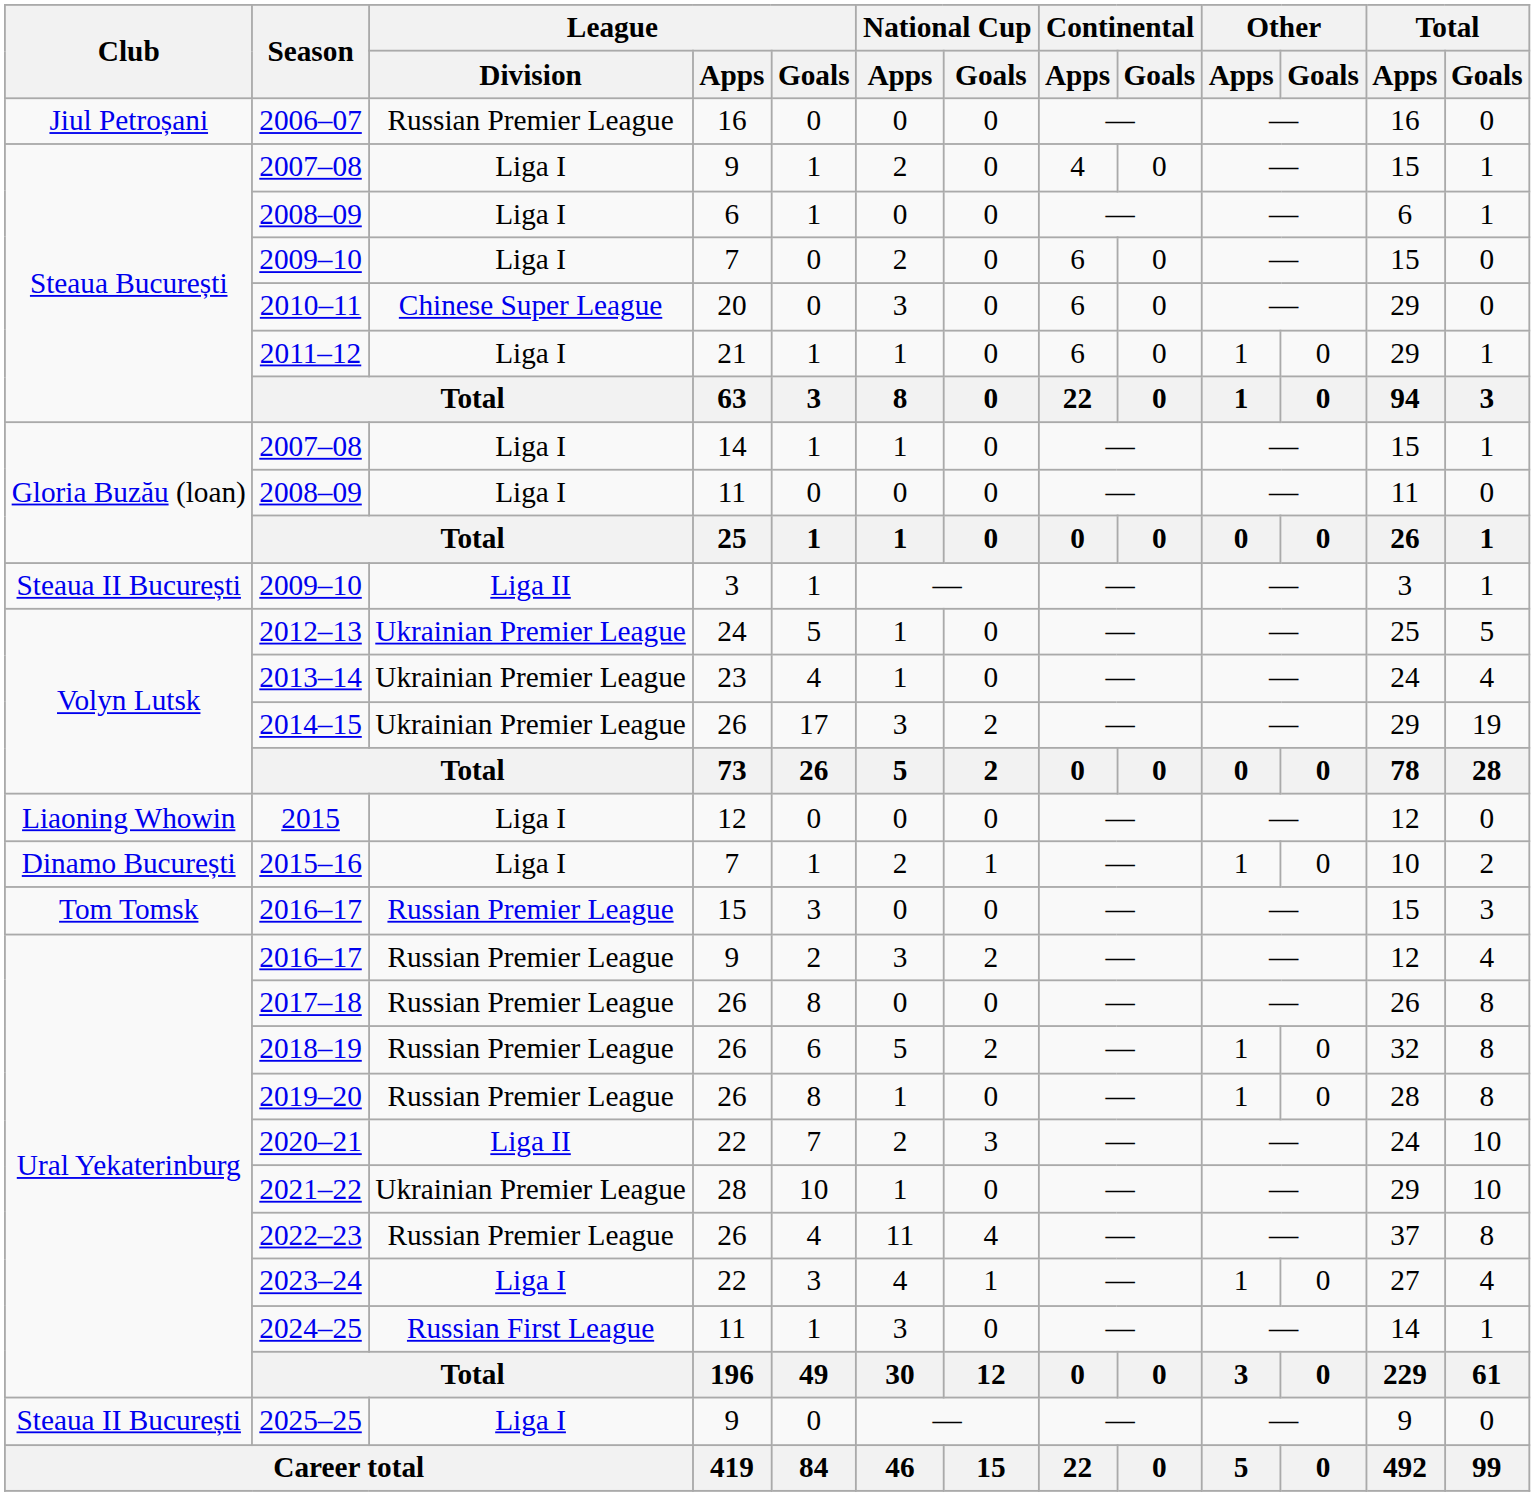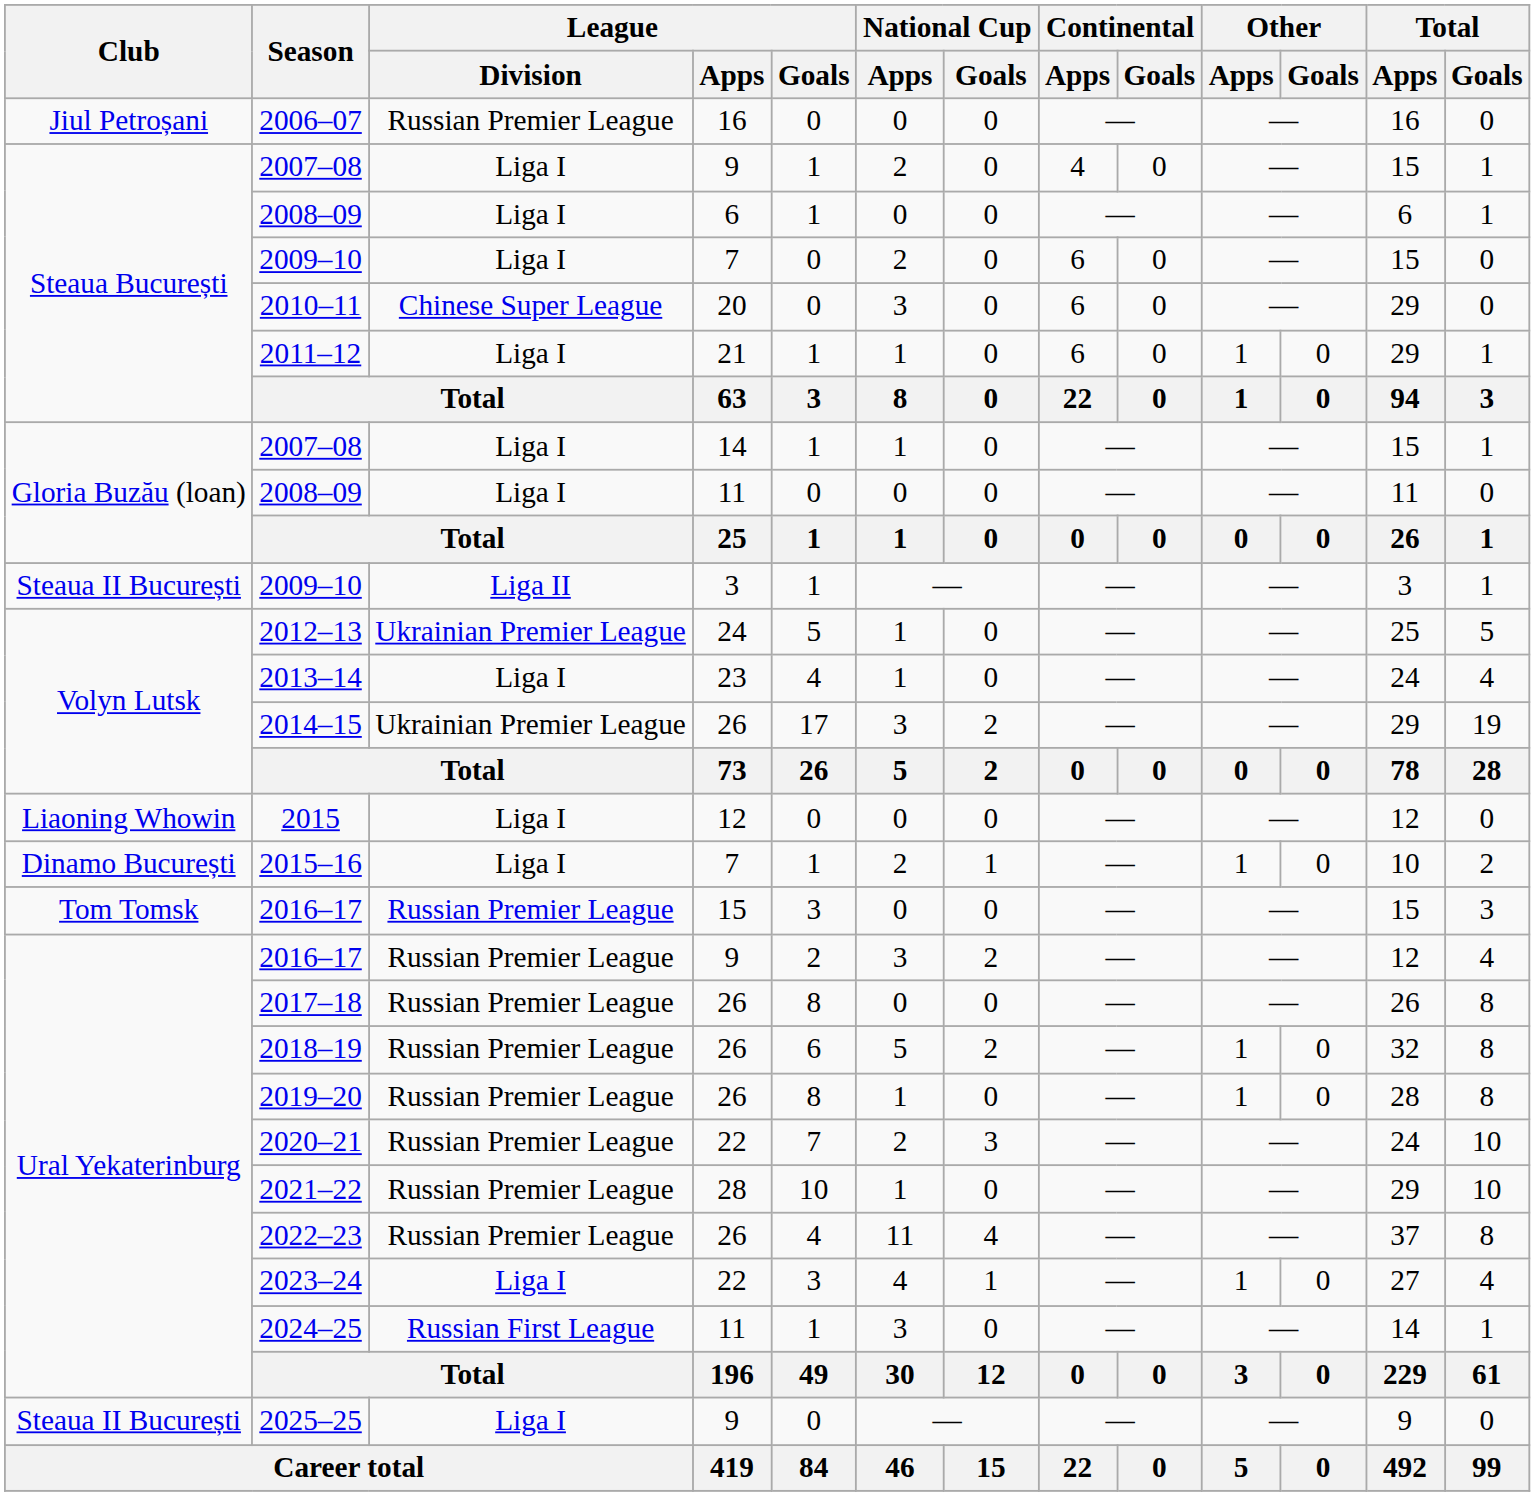(531, 677) Ukrainian Premier League -> (531, 677) Liga I
(531, 1142) Liga II -> (531, 1142) Russian Premier League
(531, 1188) Ukrainian Premier League -> (531, 1188) Russian Premier League
